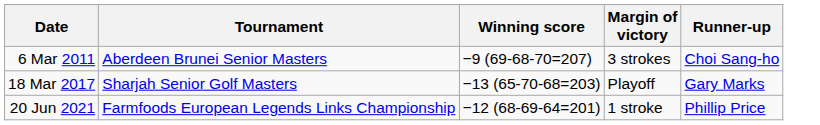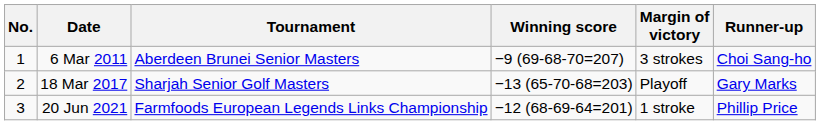+ column: (21, 26)
